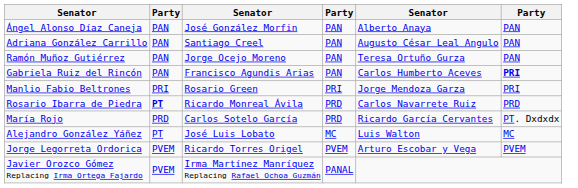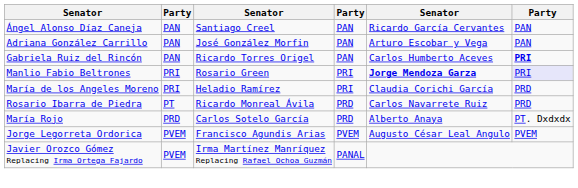(241, 27) José González Morfin -> (235, 27) Santiago Creel
(394, 27) Alberto Anaya -> (437, 27) Ricardo García Cervantes
(224, 42) Santiago Creel -> (252, 42) José González Morfin
(428, 42) Augusto César Leal Angulo -> (428, 42) Arturo Escobar y Vega
- row: (66, 58)
(249, 73) Francisco Agundis Arias -> (255, 58) Ricardo Torres Origel
(411, 88) normal -> (423, 73) bold
(512, 88) no background -> (523, 73) lavender background
+ row: (83, 88)
(158, 104) bold -> (169, 104) normal
(425, 119) Ricardo García Cervantes -> (406, 119) Alberto Anaya
- row: (74, 134)
(244, 149) Ricardo Torres Origel -> (261, 134) Francisco Agundis Arias
(417, 149) Arturo Escobar y Vega -> (440, 134) Augusto César Leal Angulo
